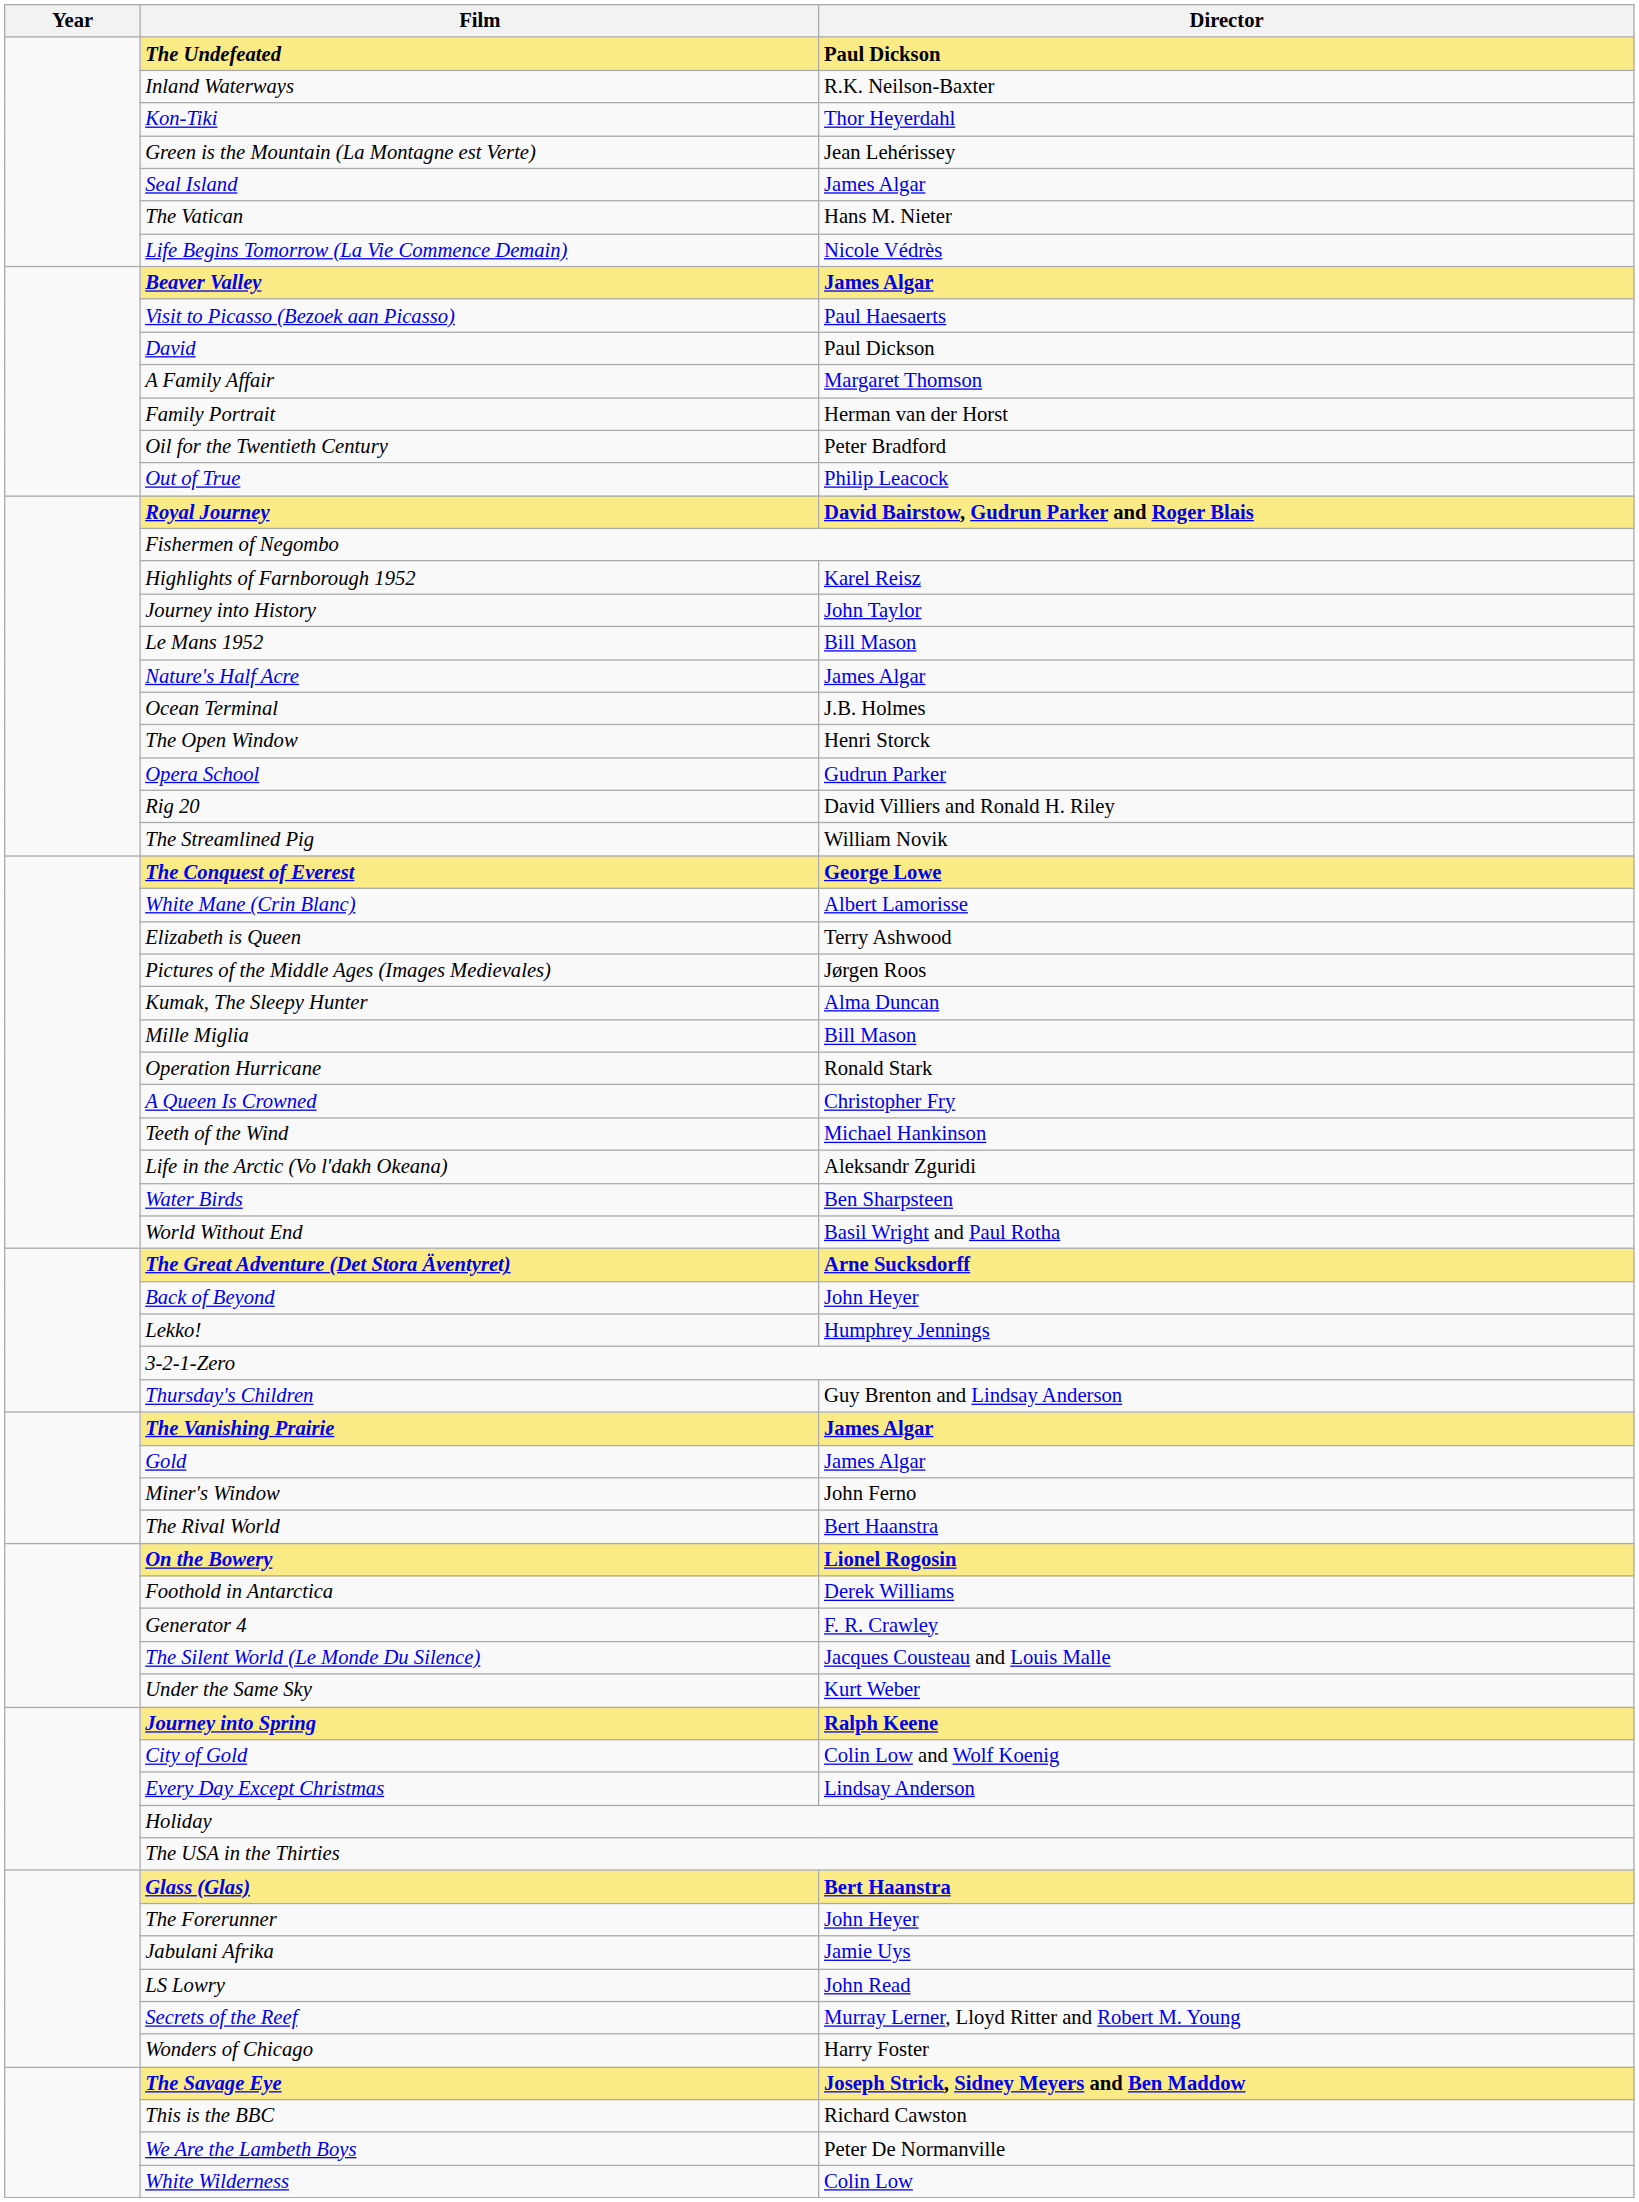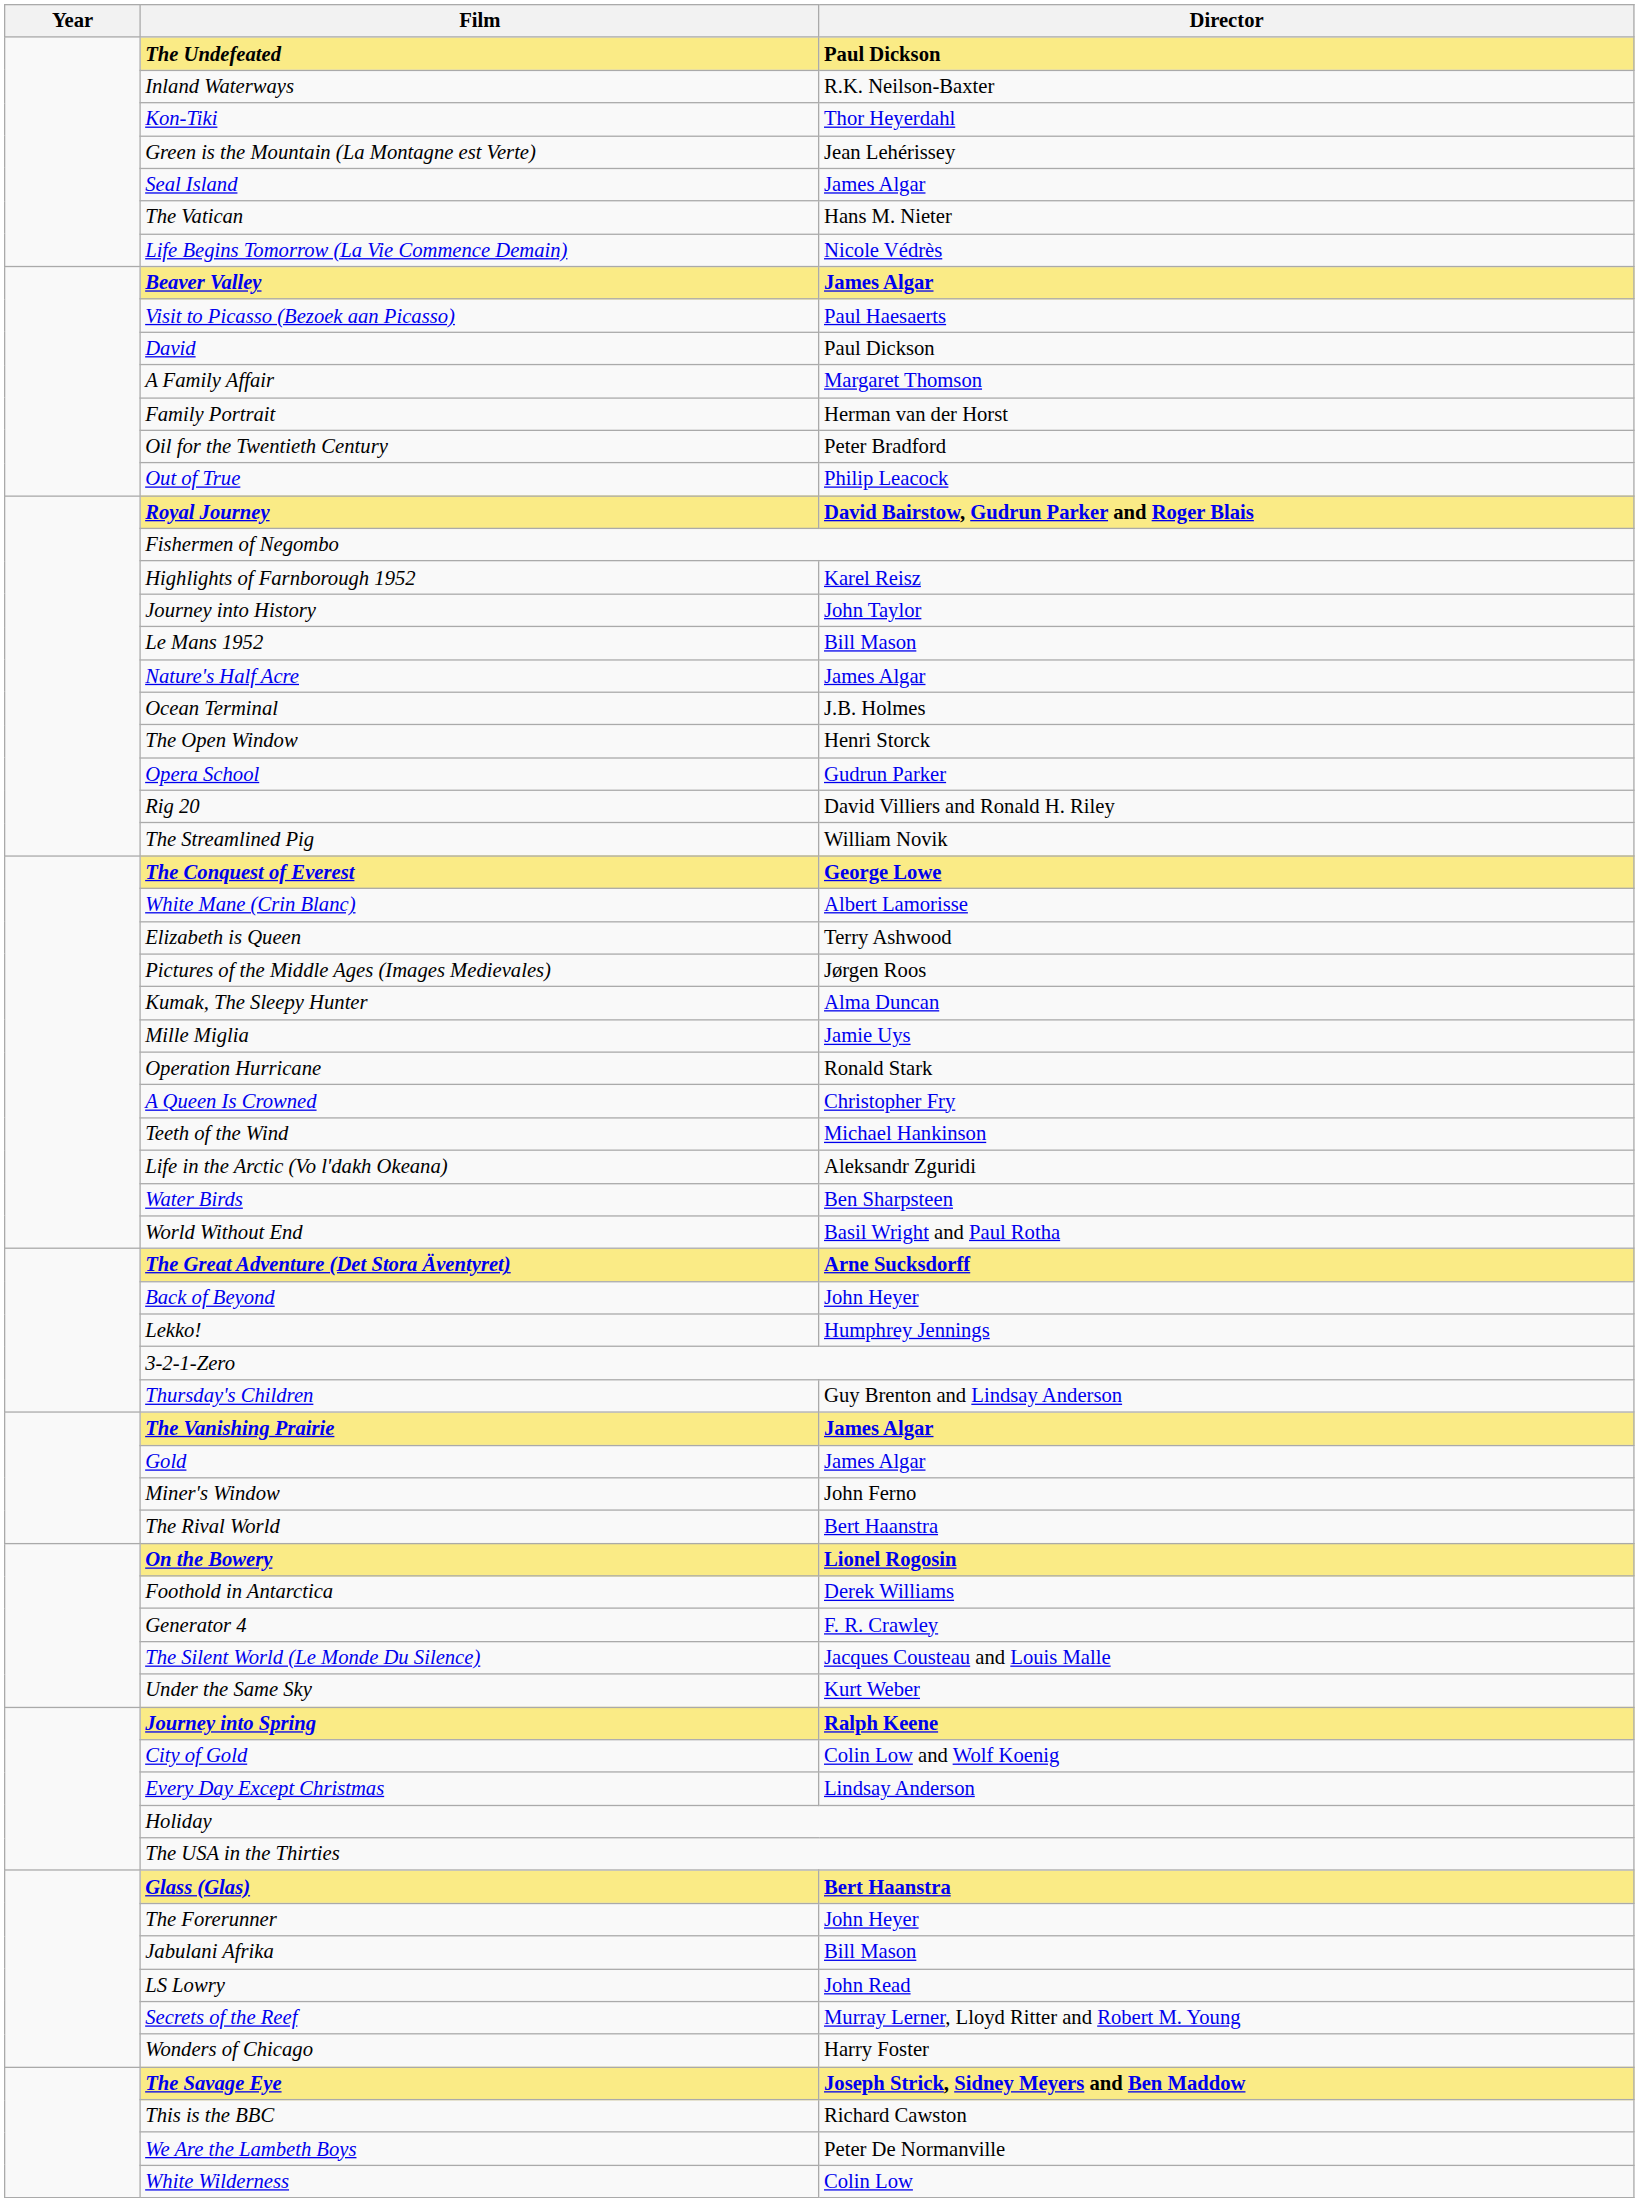(870, 1035) Bill Mason -> (867, 1035) Jamie Uys
(867, 1952) Jamie Uys -> (870, 1952) Bill Mason
